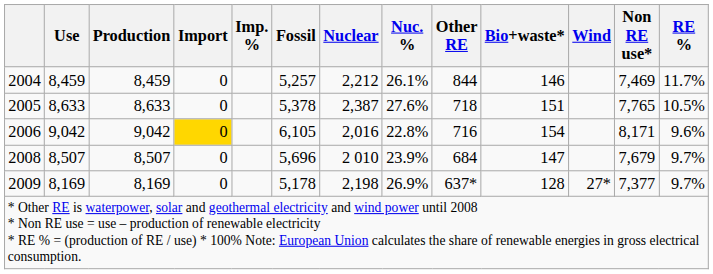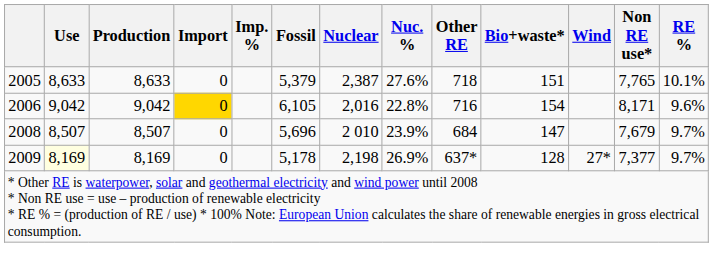- row: (25, 80)
(297, 105) 5,378 -> (297, 80) 5,379
(684, 105) 10.5% -> (684, 80) 10.1%
(67, 183) no background -> (67, 157) lightyellow background
